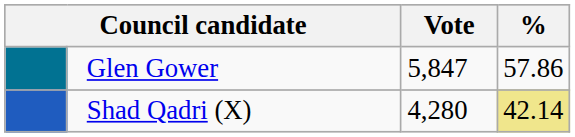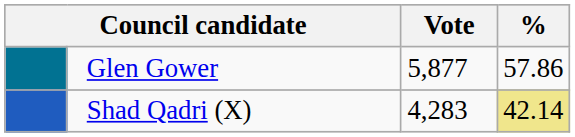(437, 68) 5,847 -> (437, 68) 5,877
(437, 110) 4,280 -> (437, 110) 4,283
